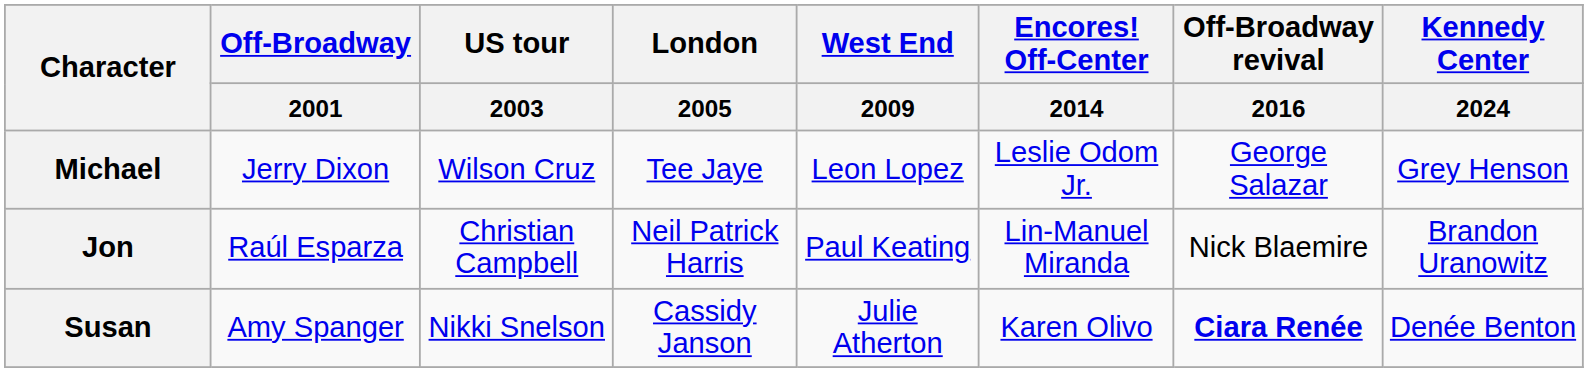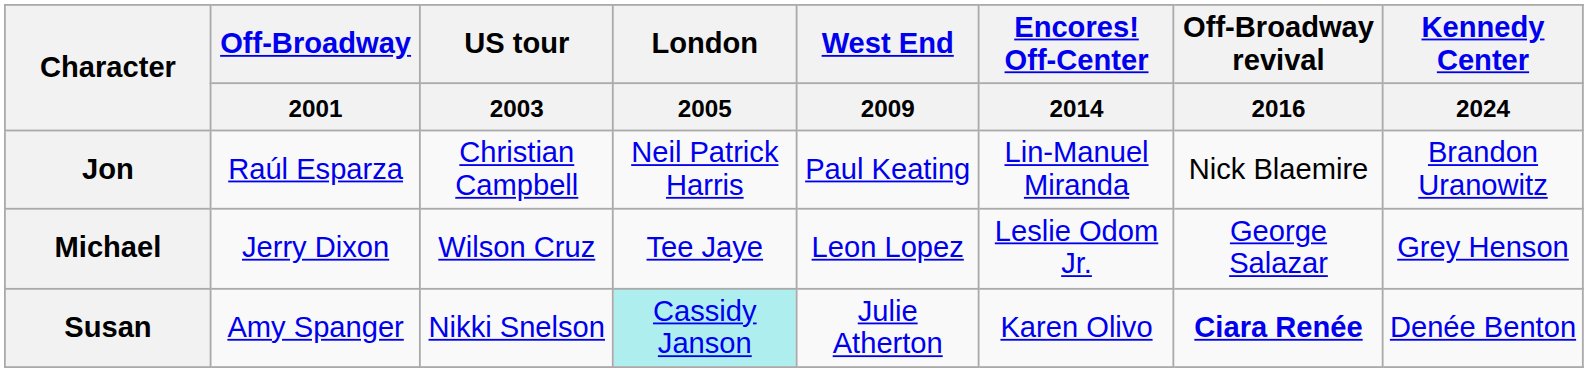rows swapped: (108, 248) <-> (108, 169)
(705, 326) no background -> (705, 326) paleturquoise background
